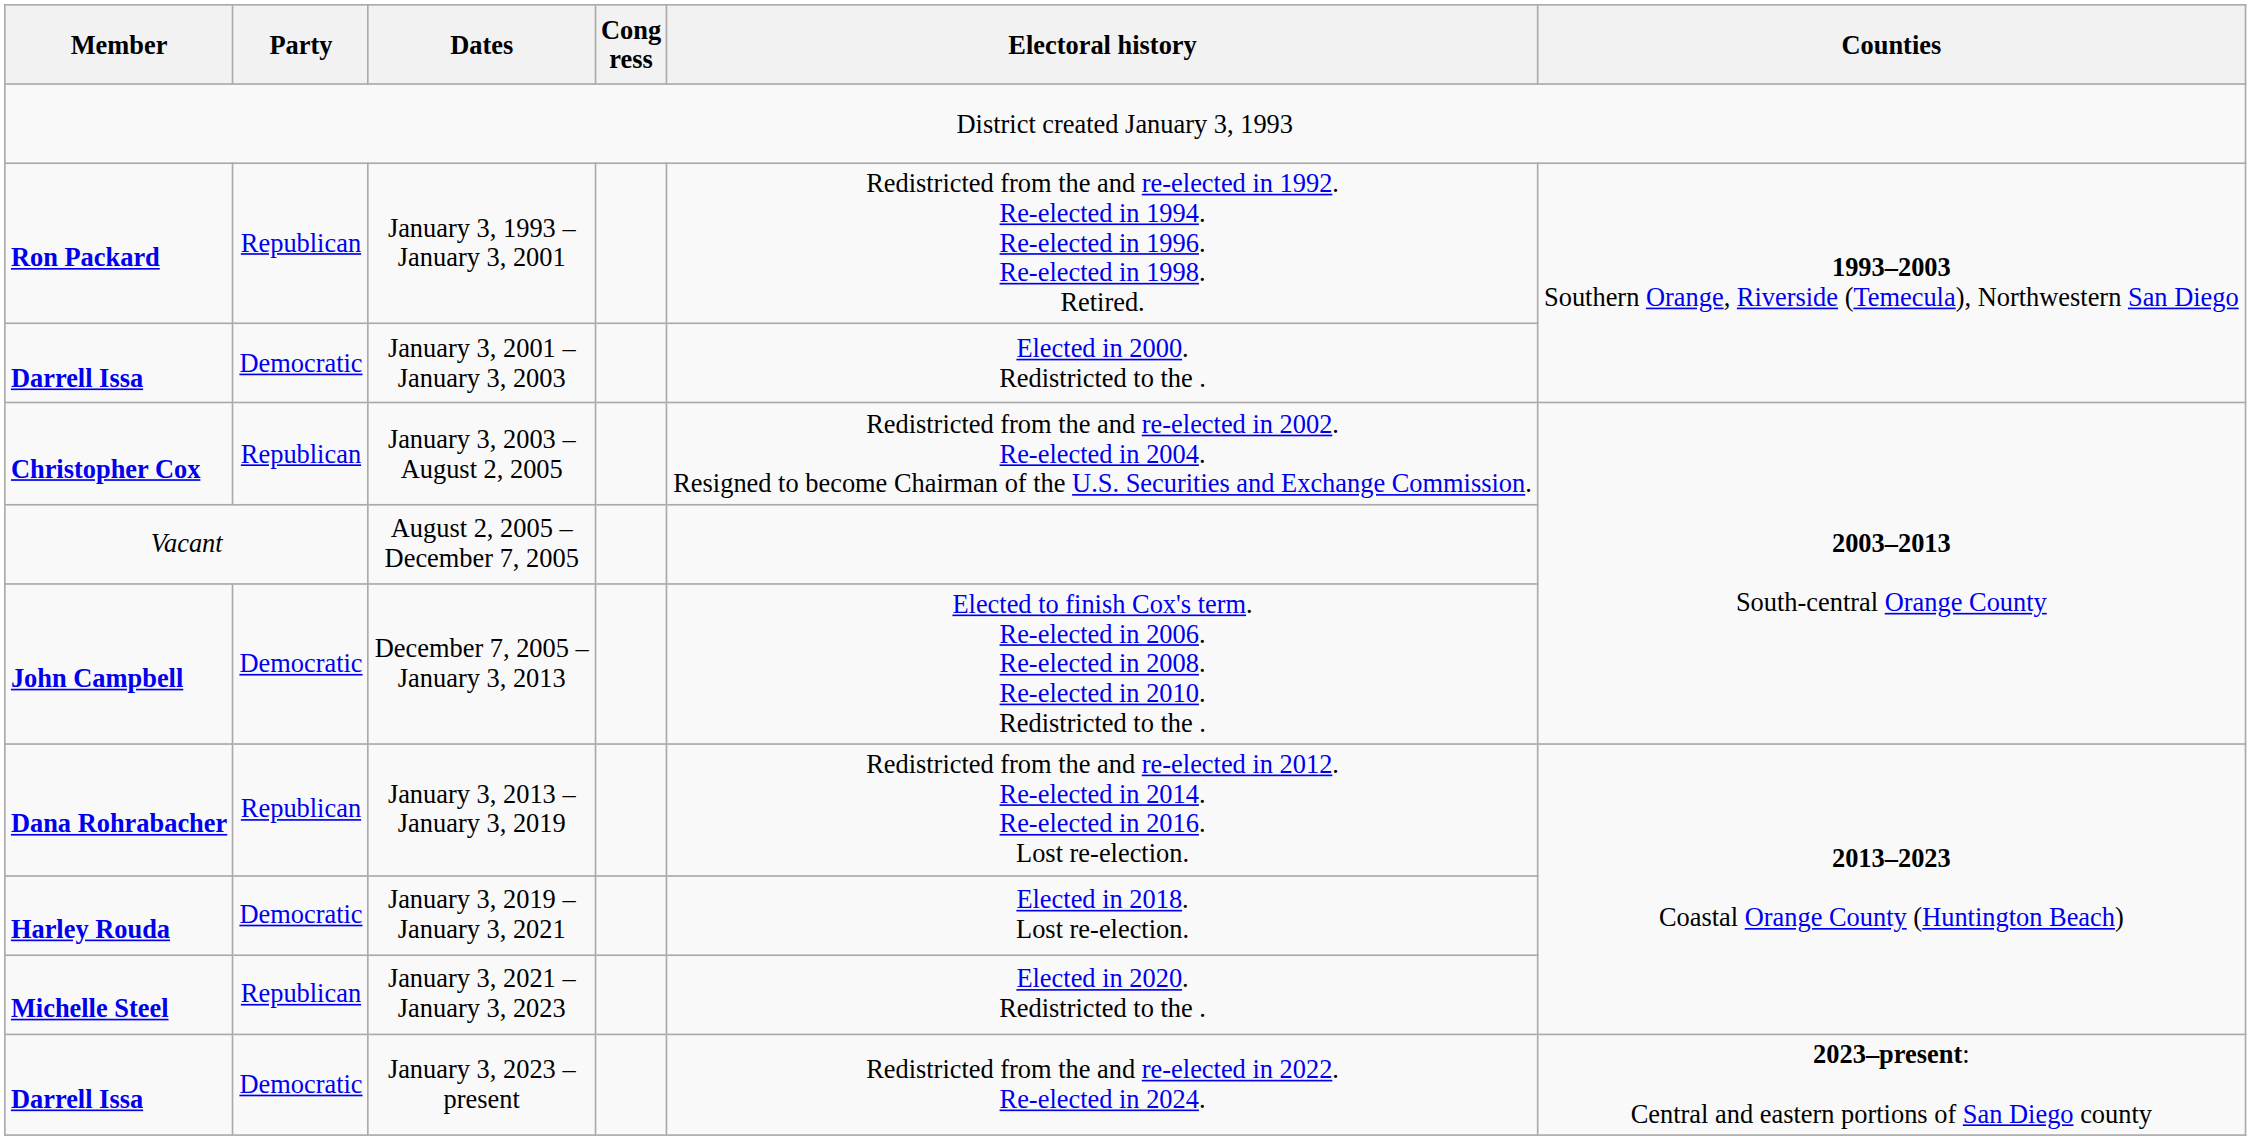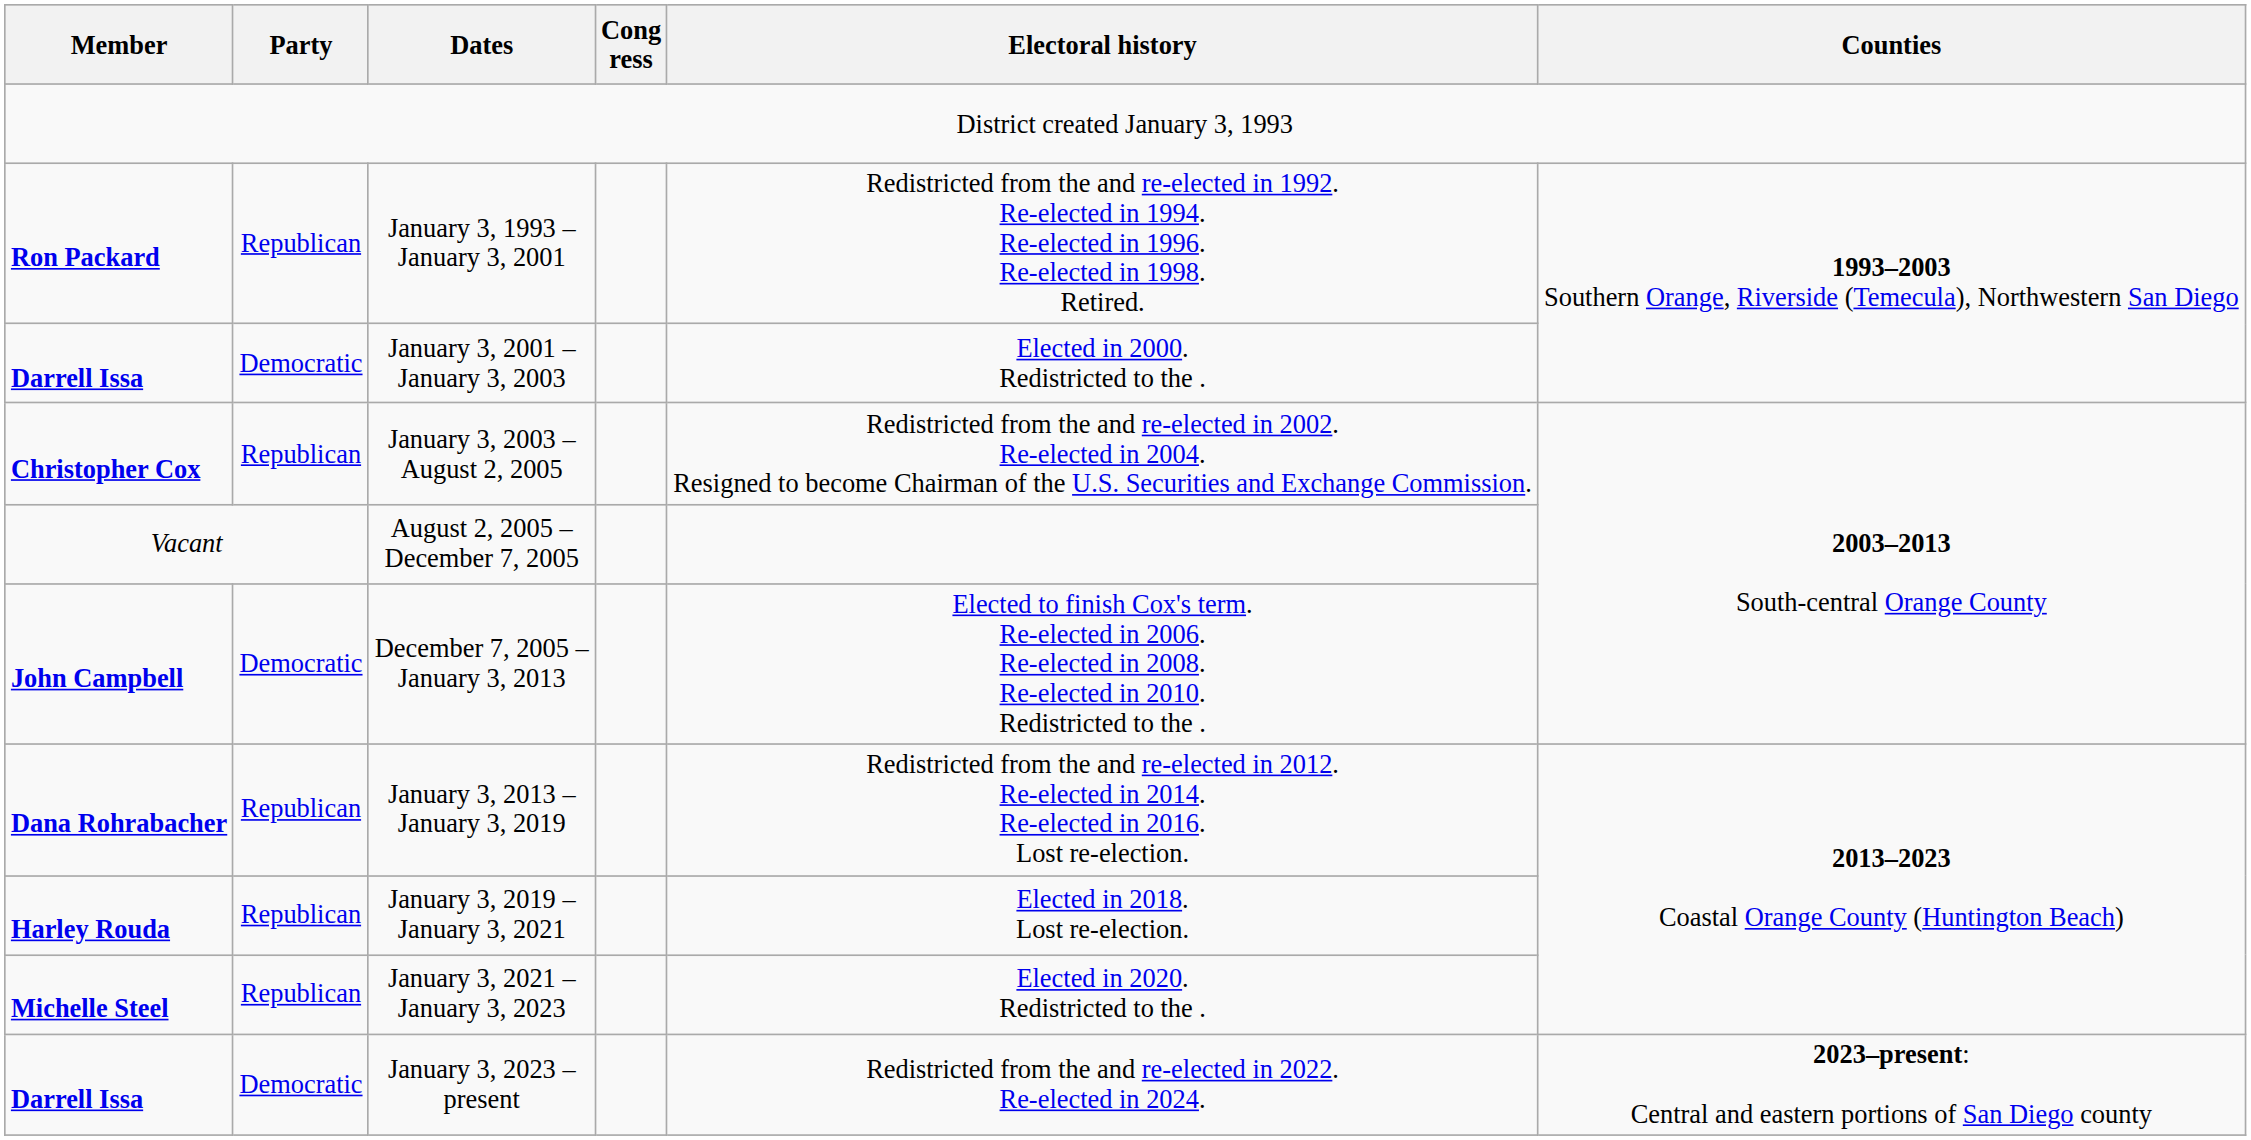(301, 914) Democratic -> (301, 914) Republican
